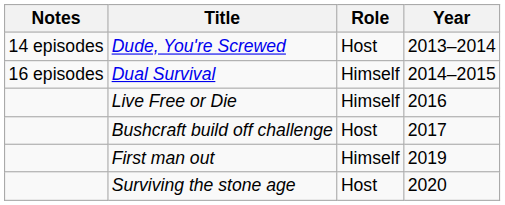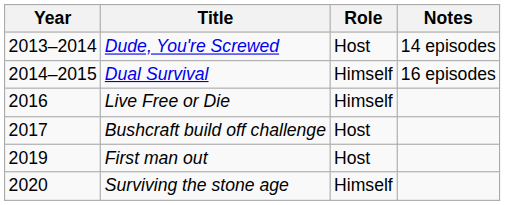columns swapped: (452, 18) <-> (56, 18)
(370, 158) Himself -> (352, 158) Host
(359, 185) Host -> (363, 185) Himself
